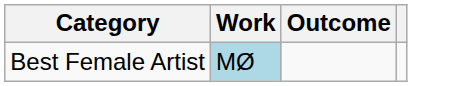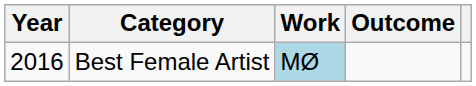+ column: (37, 23)
